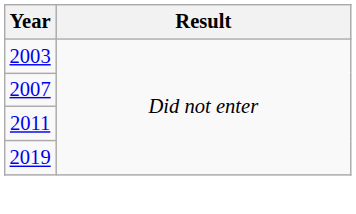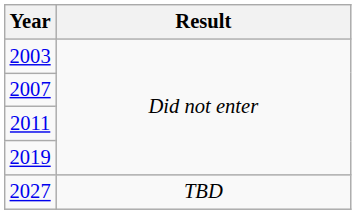+ row: (30, 191)
